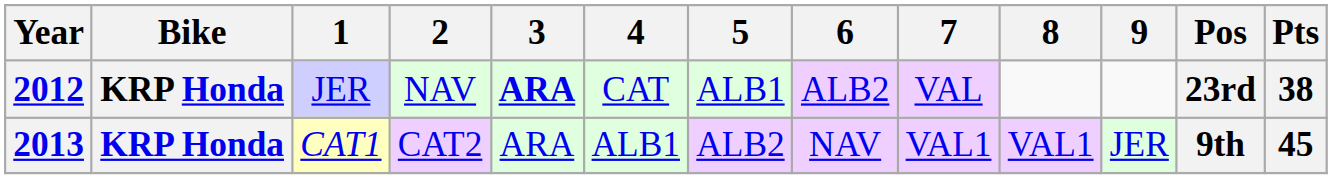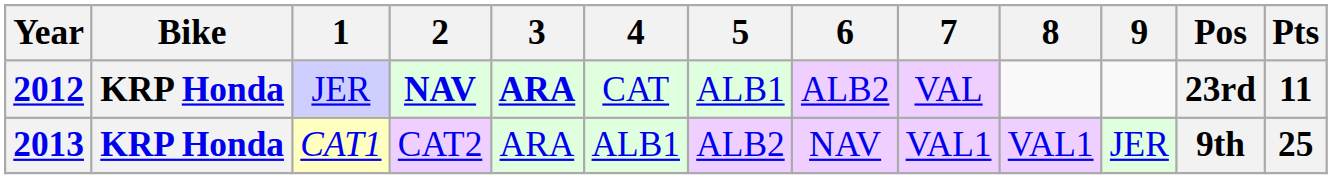(440, 88) normal -> (440, 88) bold
(1296, 88) 38 -> (1296, 88) 11
(1296, 144) 45 -> (1296, 144) 25
